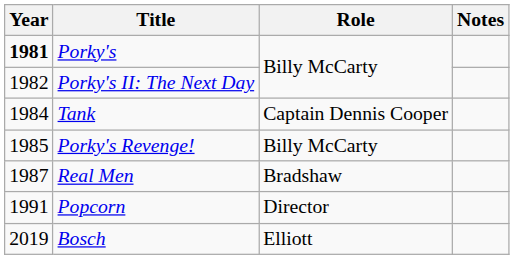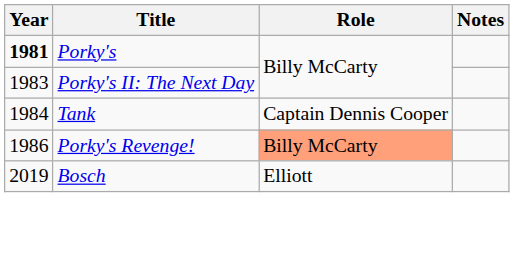(29, 82) 1982 -> (29, 82) 1983
(29, 144) 1985 -> (29, 144) 1986
(320, 144) no background -> (320, 144) lightsalmon background
- row: (96, 176)
- row: (91, 207)
